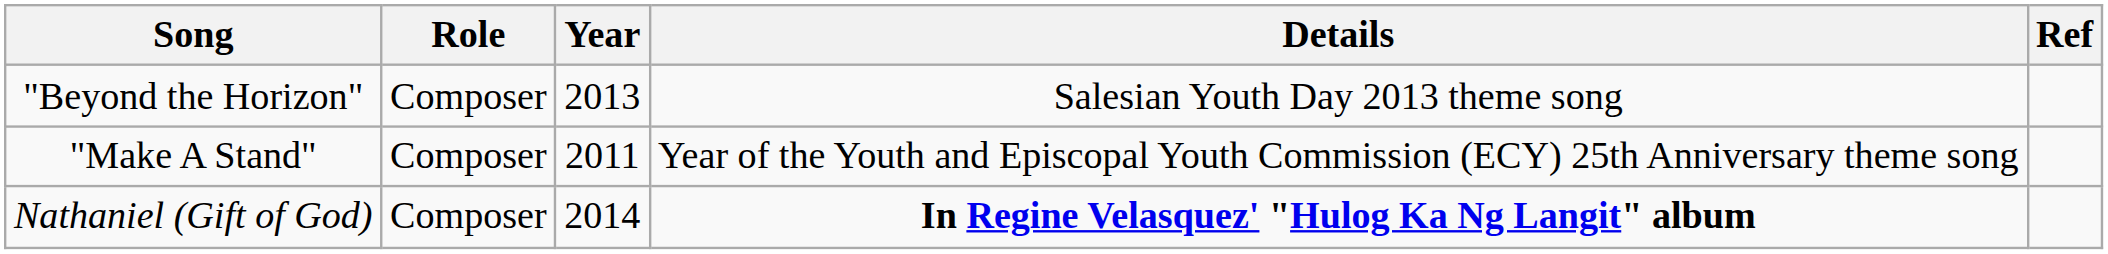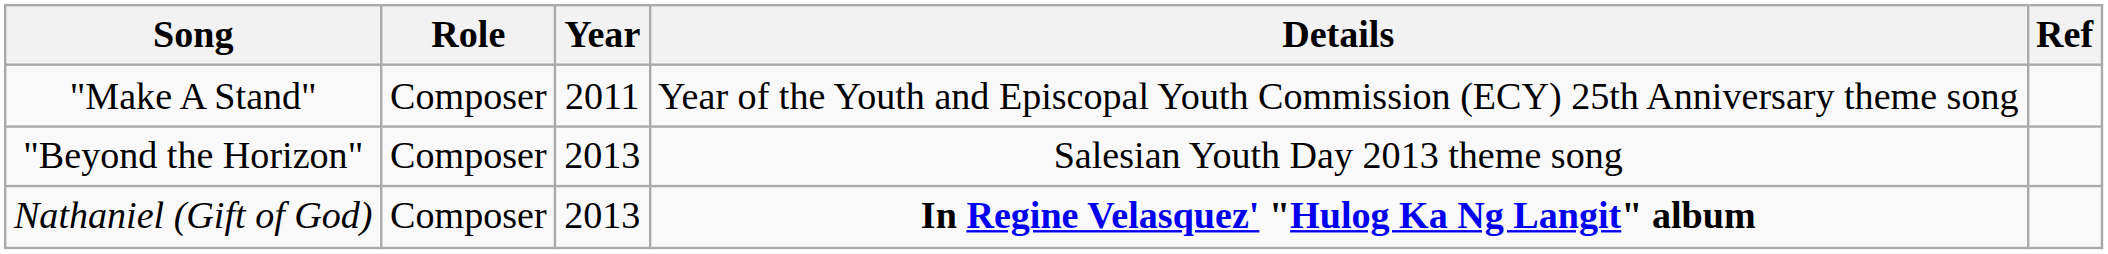rows swapped: (193, 155) <-> (193, 95)
(602, 215) 2014 -> (602, 215) 2013
